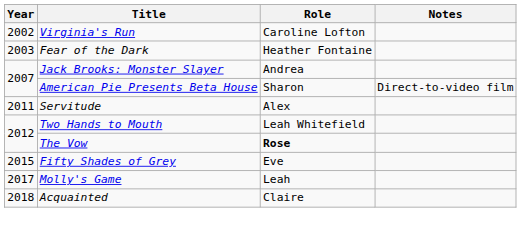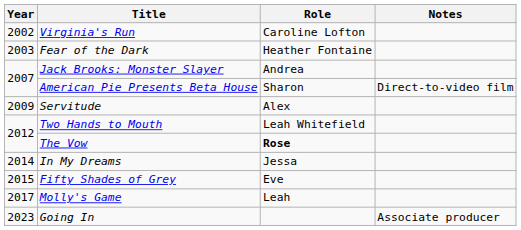(21, 106) 2011 -> (21, 106) 2009
+ row: (81, 161)
- row: (74, 198)
+ row: (67, 216)
